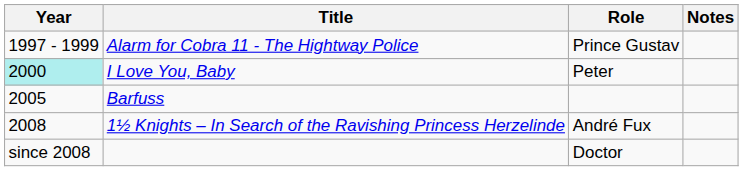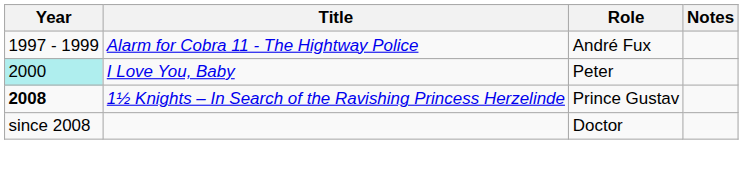(626, 44) Prince Gustav -> (612, 44) André Fux
- row: (136, 98)
(27, 125) normal -> (27, 98) bold
(612, 125) André Fux -> (626, 98) Prince Gustav
